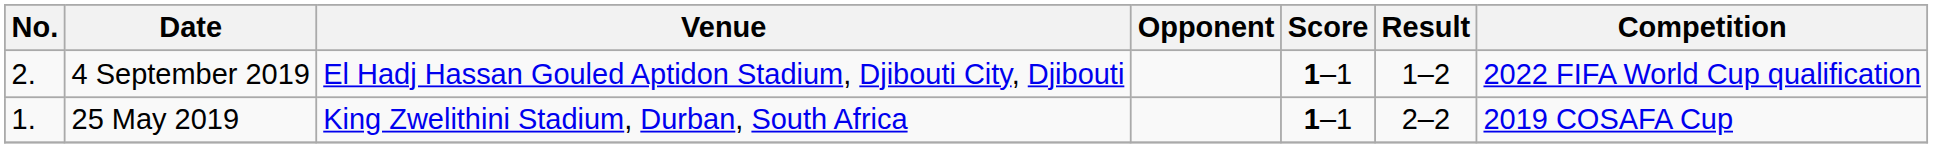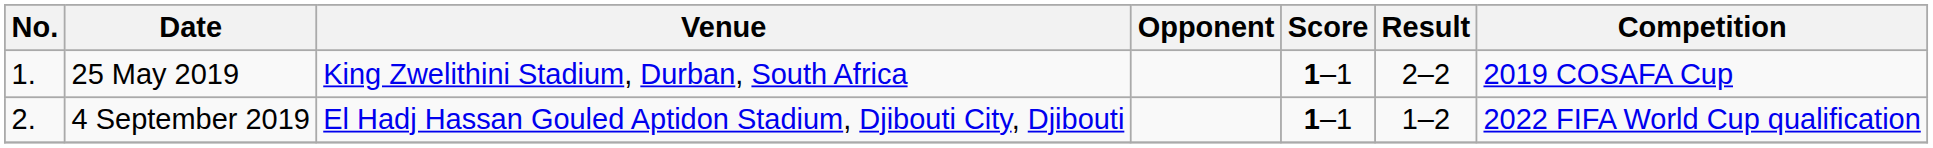rows swapped: (155, 119) <-> (191, 73)
